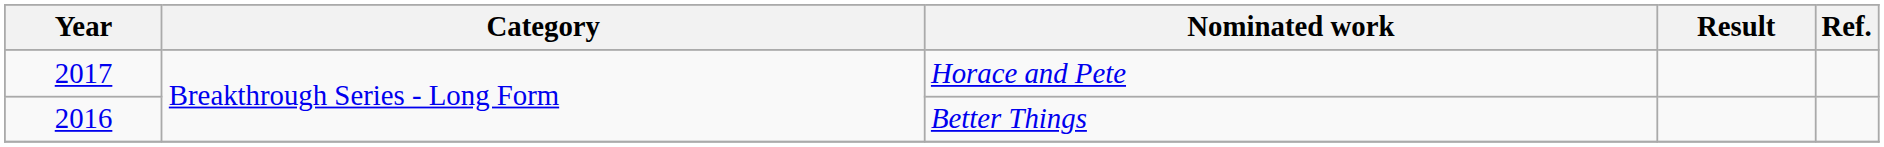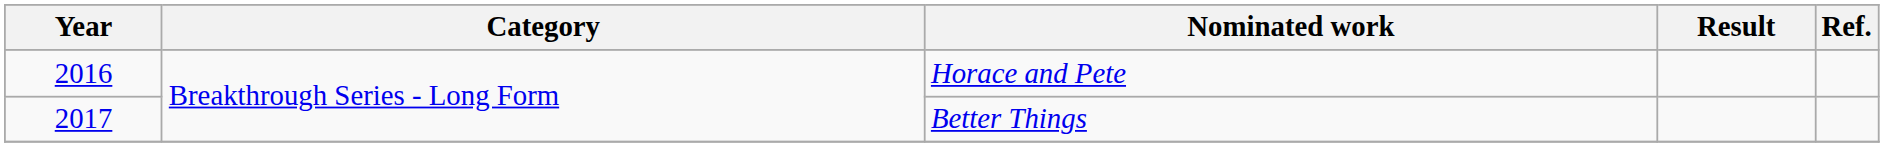(84, 73) 2017 -> (84, 73) 2016
(84, 118) 2016 -> (84, 118) 2017
